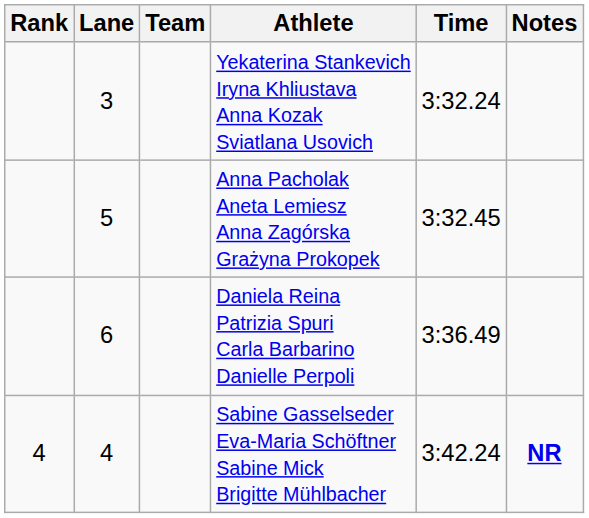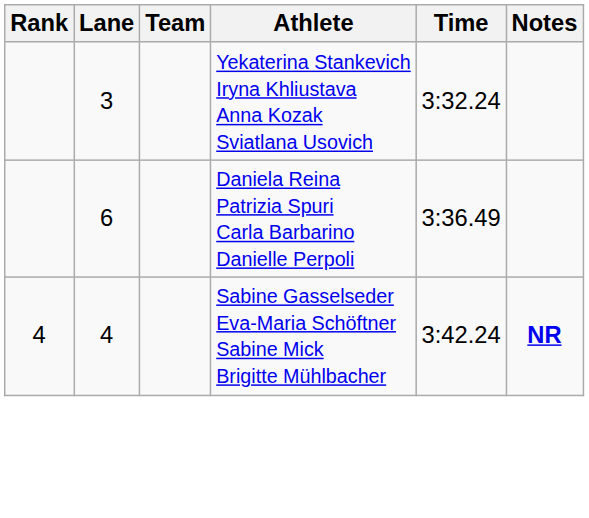- row: (298, 219)
